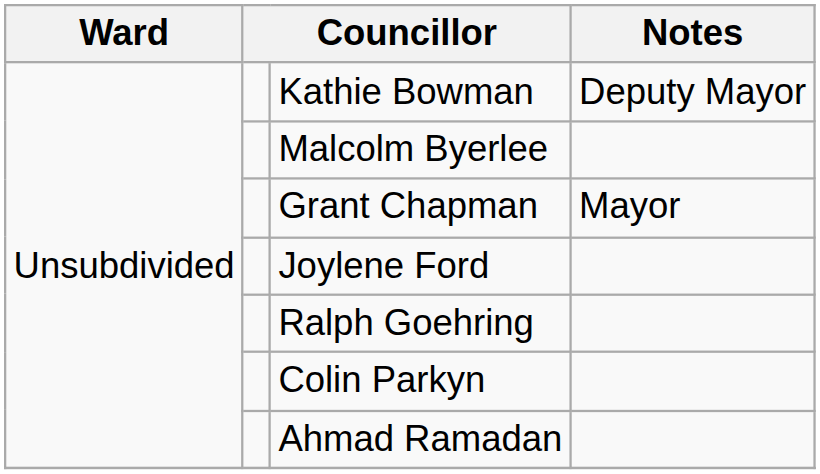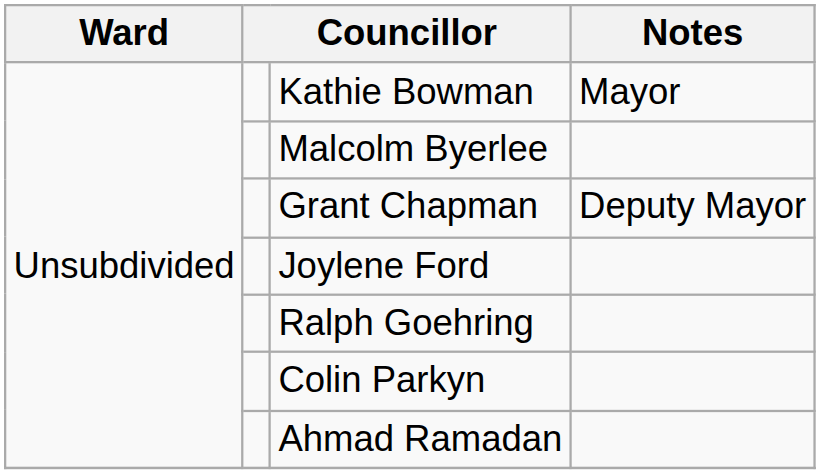(693, 91) Deputy Mayor -> (630, 91) Mayor
(630, 206) Mayor -> (693, 206) Deputy Mayor
